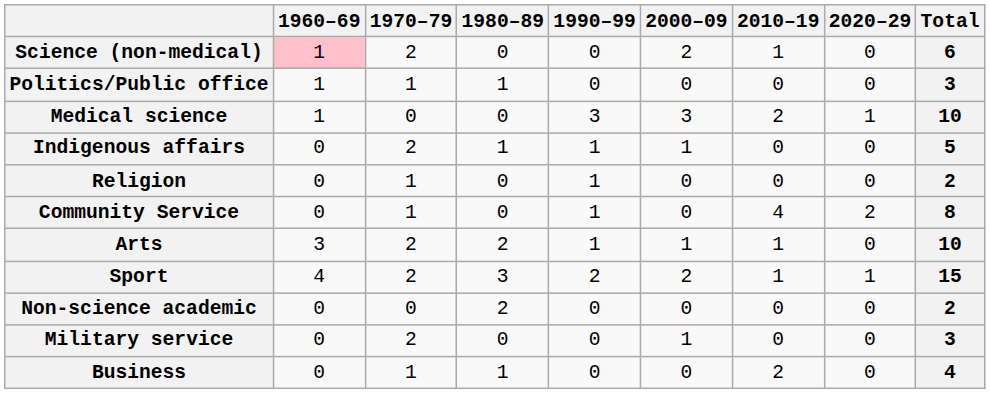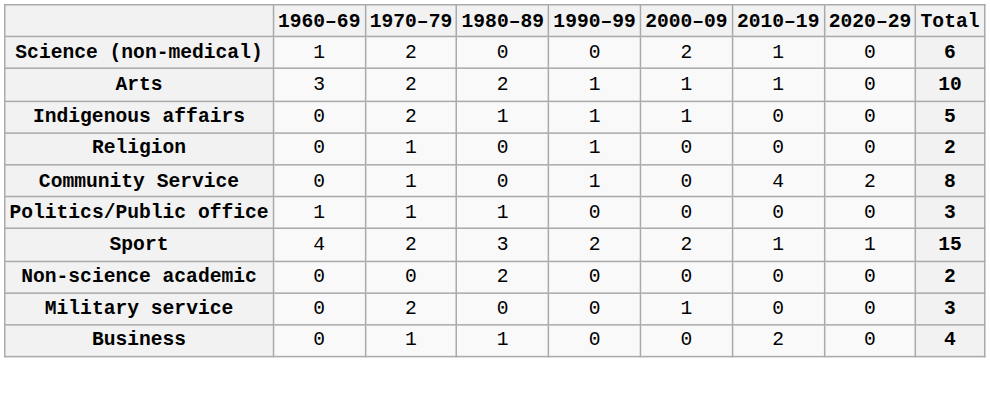(319, 53) pink background -> (319, 53) no background
rows swapped: (139, 245) <-> (139, 85)
- row: (139, 117)
